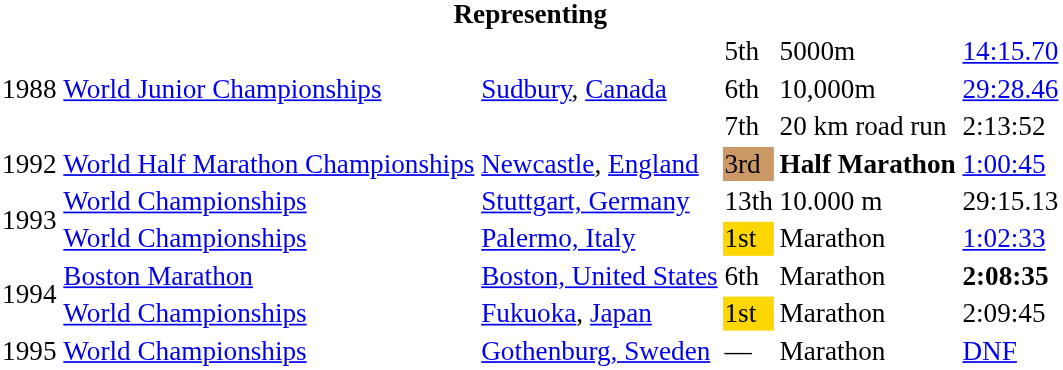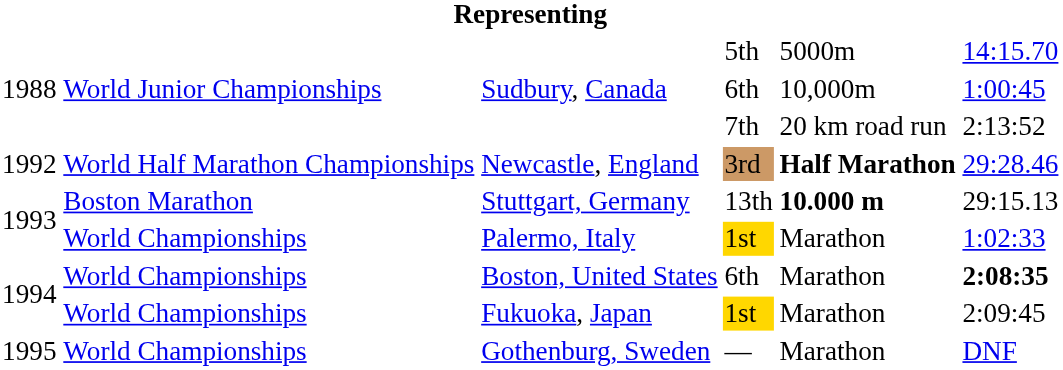(1010, 88) 29:28.46 -> (1004, 88) 1:00:45
(1004, 163) 1:00:45 -> (1010, 163) 29:28.46
(185, 201) World Championships -> (158, 201) Boston Marathon
(831, 201) normal -> (832, 201) bold
(158, 275) Boston Marathon -> (185, 275) World Championships
